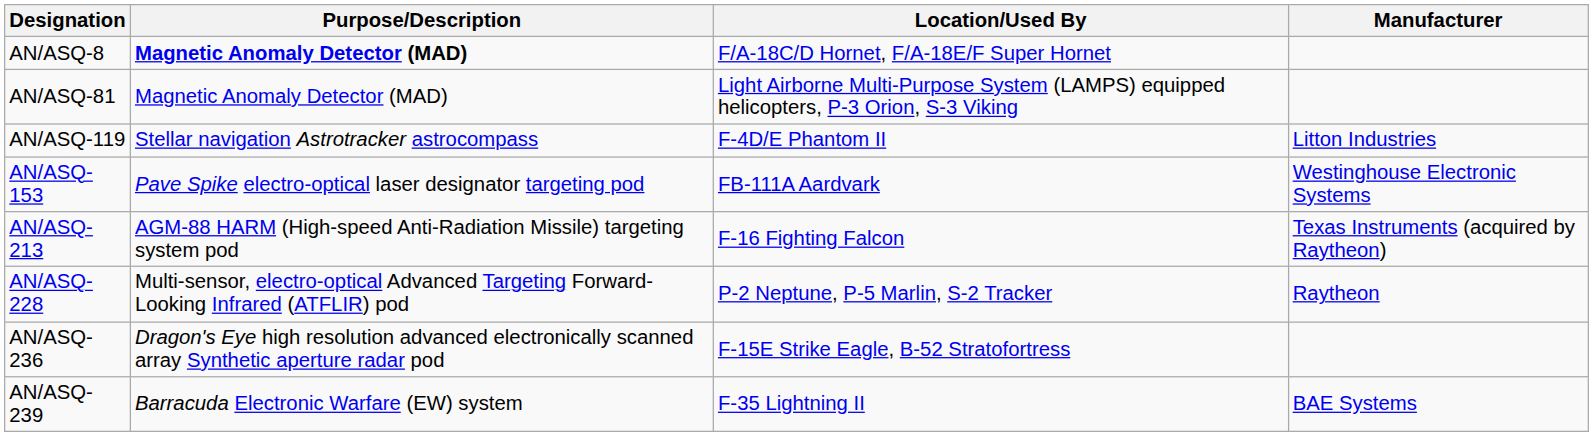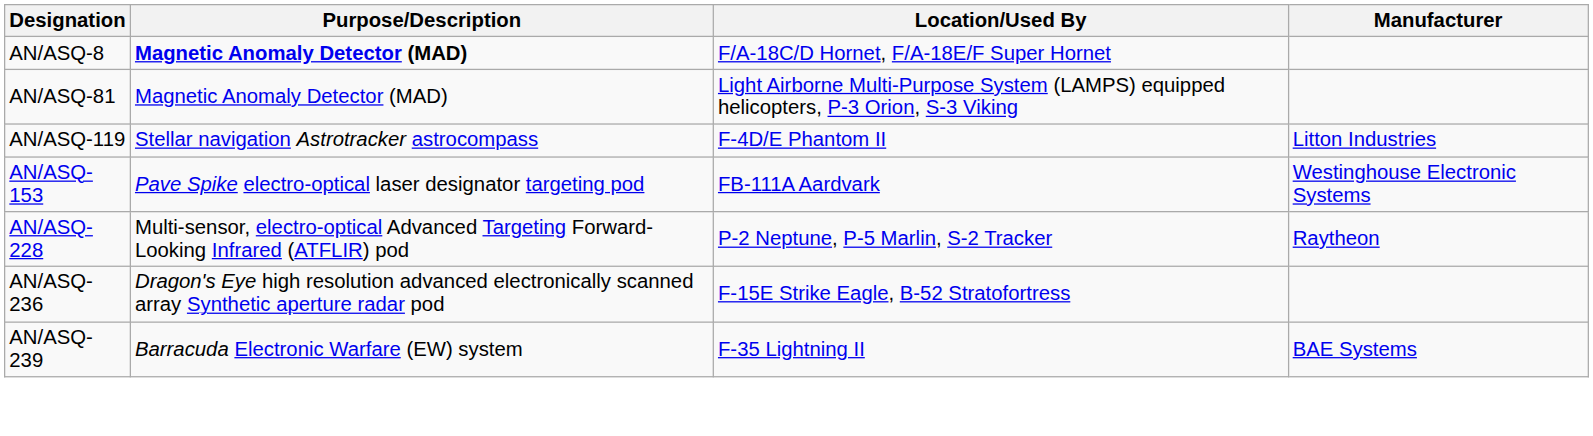- row: (51, 238)
